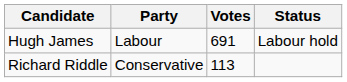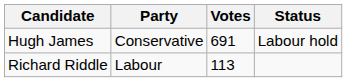(138, 40) Labour -> (159, 40) Conservative
(159, 64) Conservative -> (138, 64) Labour
